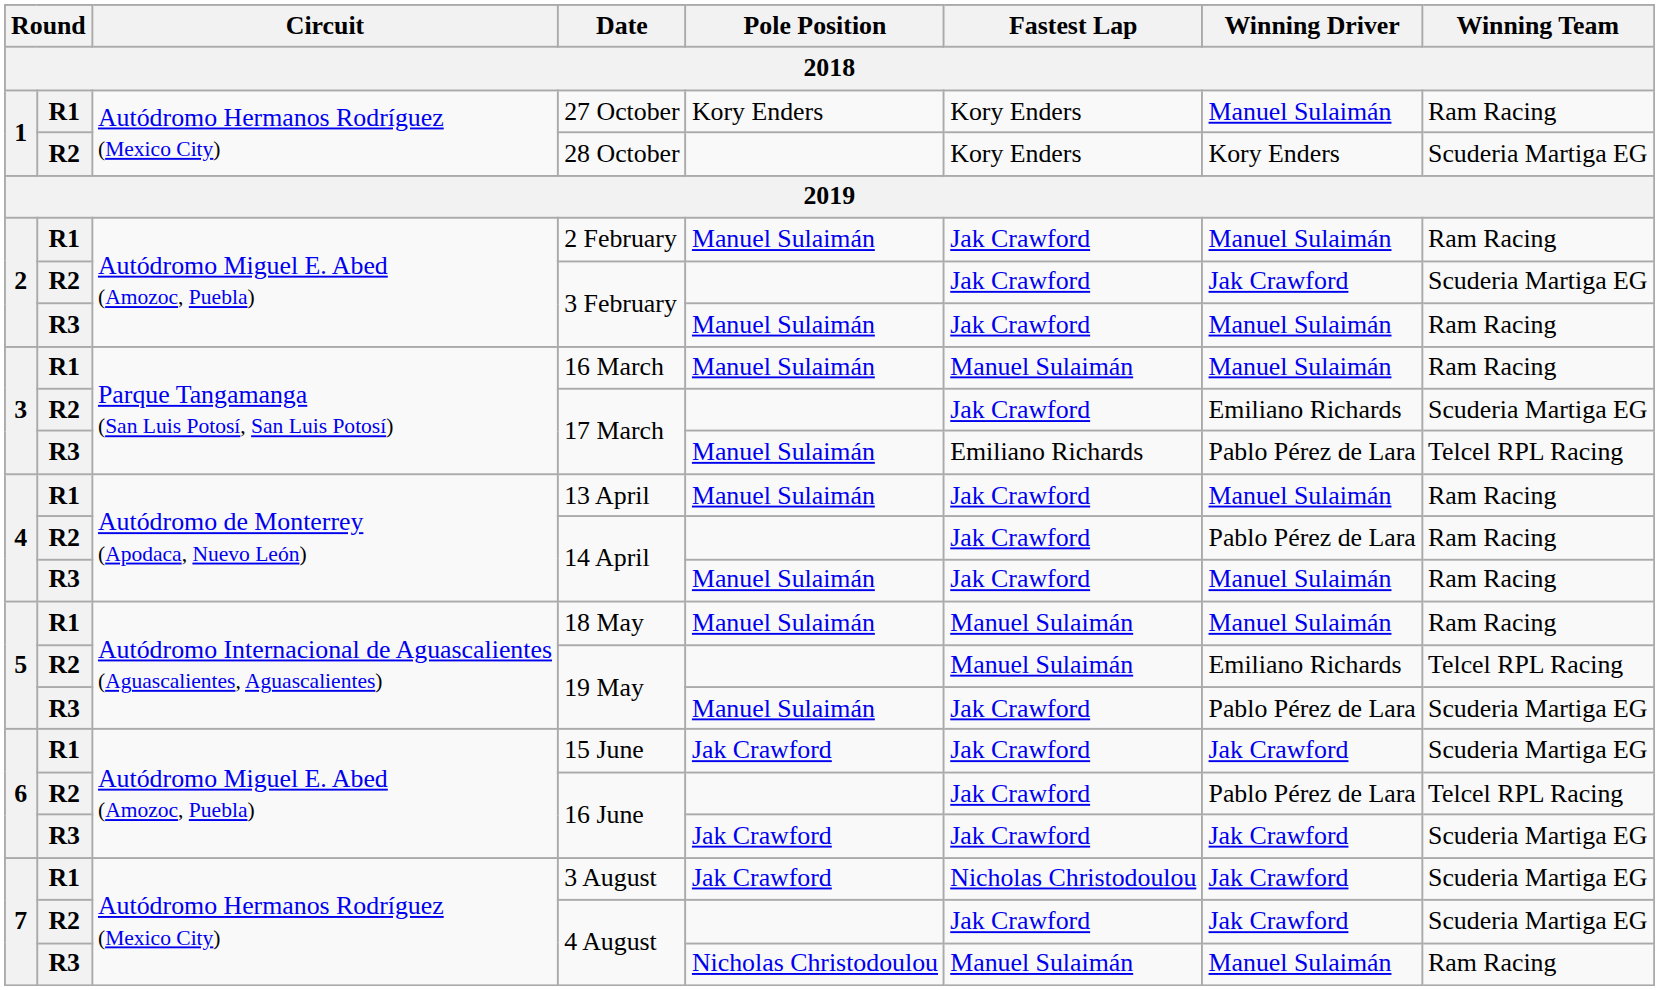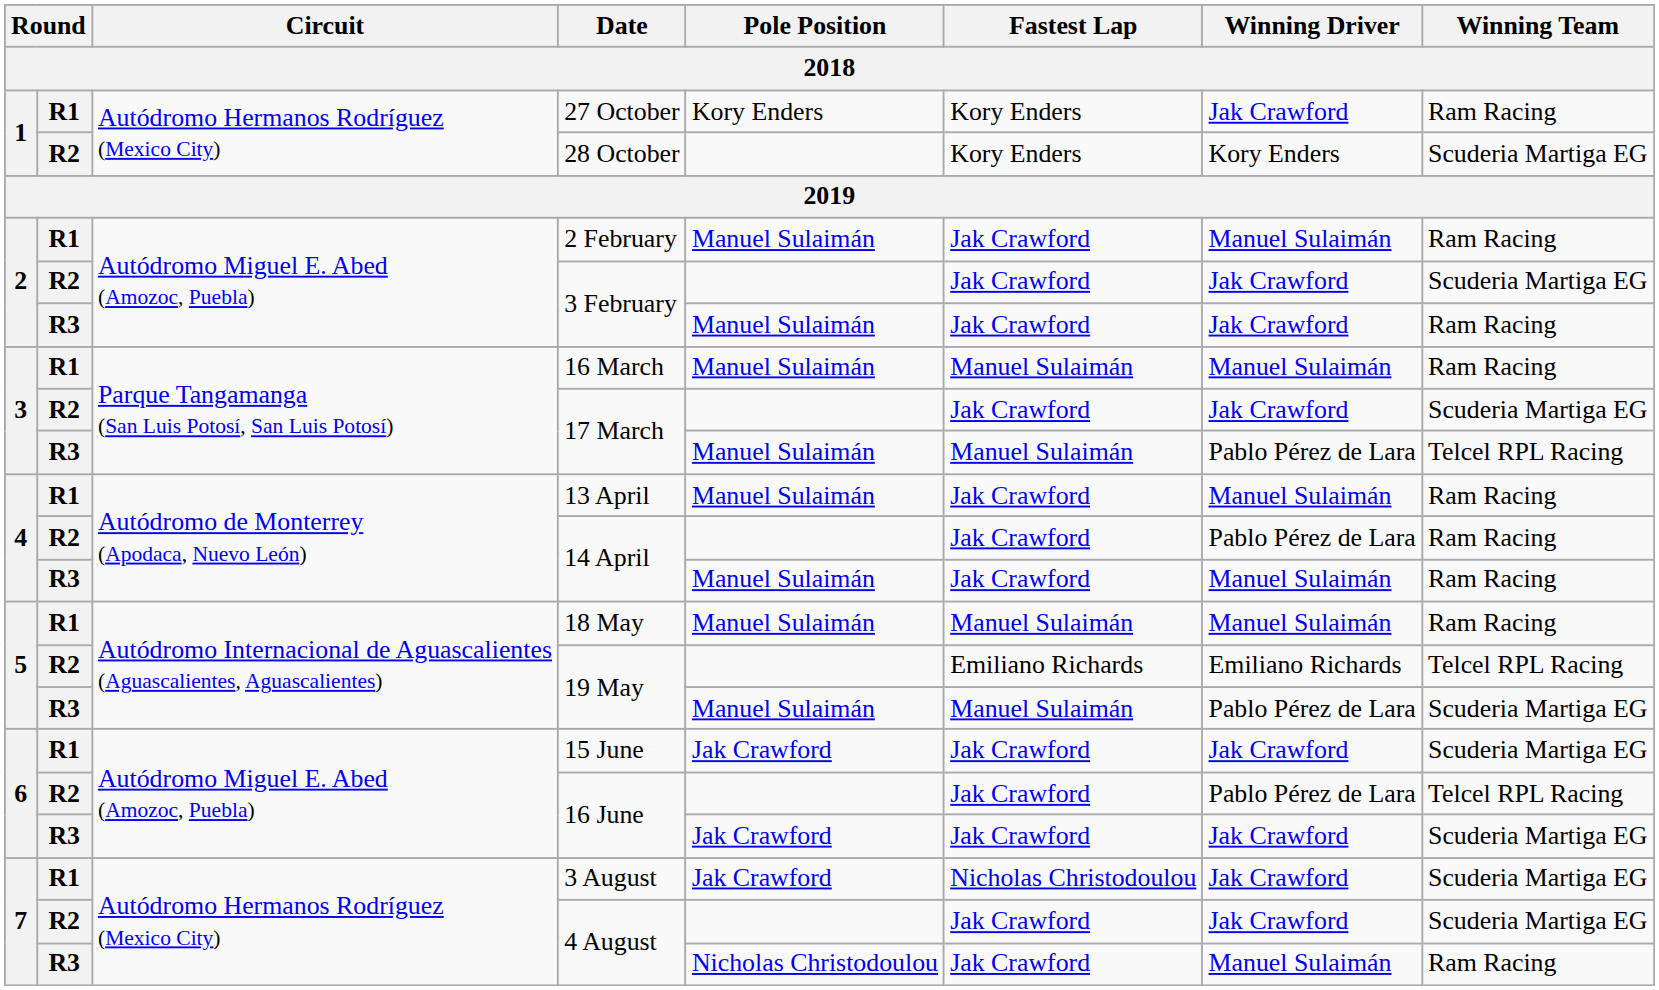(1300, 110) Manuel Sulaimán -> (1278, 110) Jak Crawford
(1300, 323) Manuel Sulaimán -> (1278, 323) Jak Crawford
(1305, 409) Emiliano Richards -> (1278, 409) Jak Crawford
(1047, 451) Emiliano Richards -> (1042, 451) Manuel Sulaimán
(1042, 664) Manuel Sulaimán -> (1047, 664) Emiliano Richards
(1020, 707) Jak Crawford -> (1042, 707) Manuel Sulaimán
(1042, 963) Manuel Sulaimán -> (1020, 963) Jak Crawford
